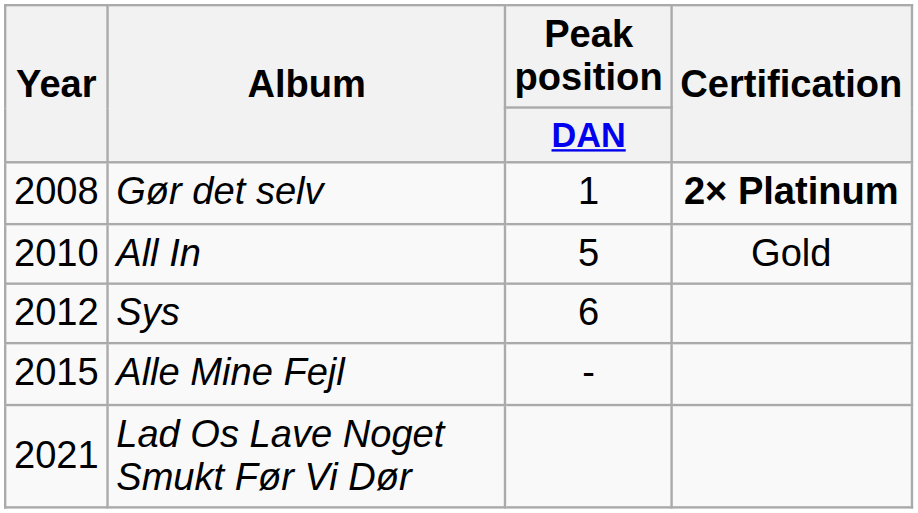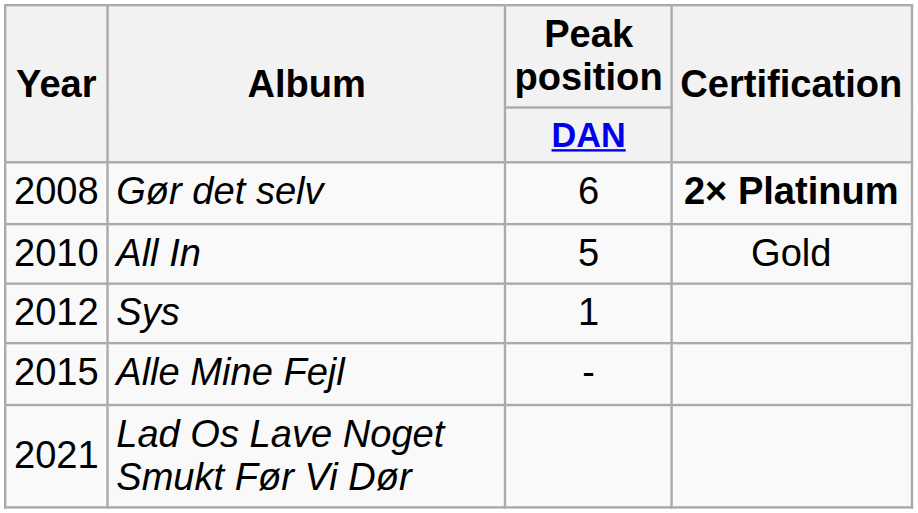(589, 192) 1 -> (589, 192) 6
(589, 312) 6 -> (589, 312) 1
